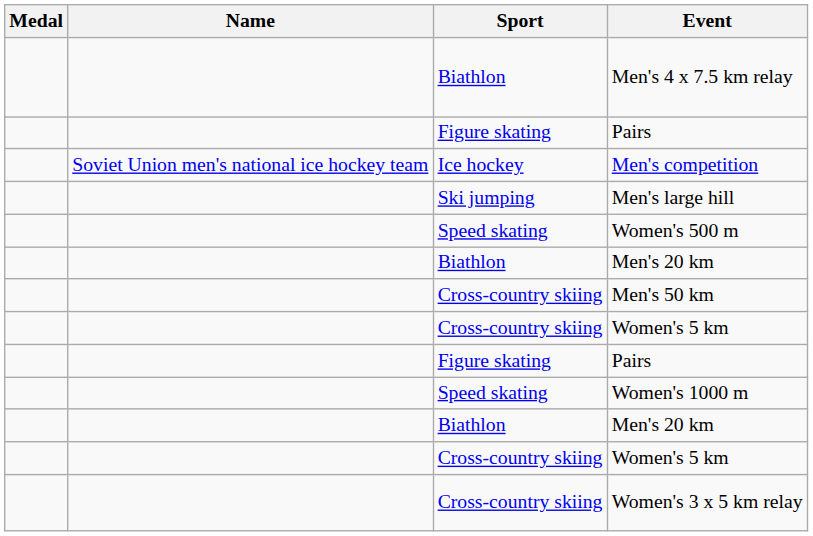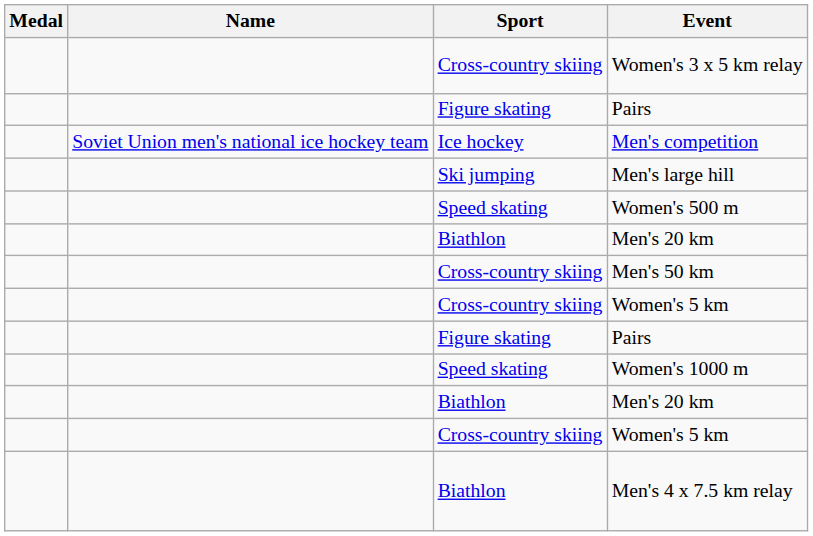rows swapped: (472, 76) <-> (520, 502)
